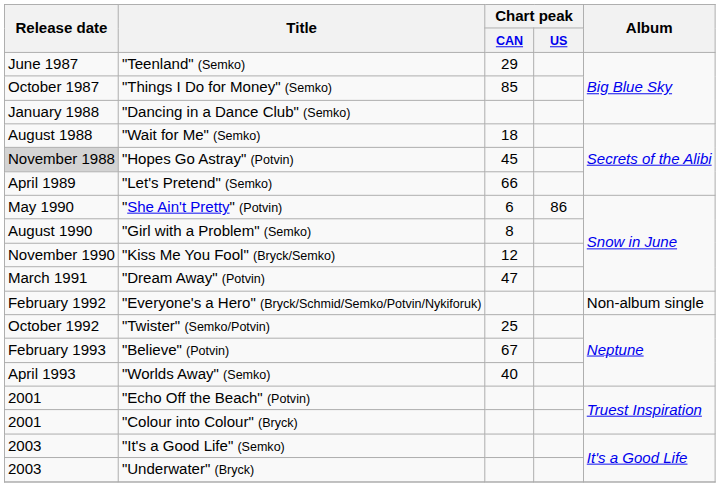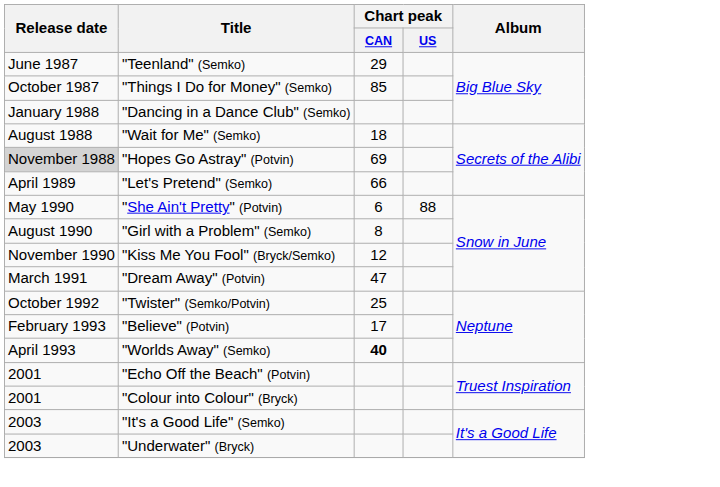(509, 159) 45 -> (379, 159) 69
(559, 207) 86 -> (428, 207) 88
- row: (302, 302)
(509, 350) 67 -> (379, 326) 17
(509, 374) normal -> (379, 350) bold
